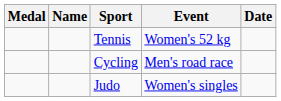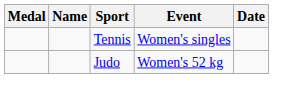(187, 39) Women's 52 kg -> (184, 39) Women's singles
- row: (116, 62)
(191, 85) Women's singles -> (180, 62) Women's 52 kg
